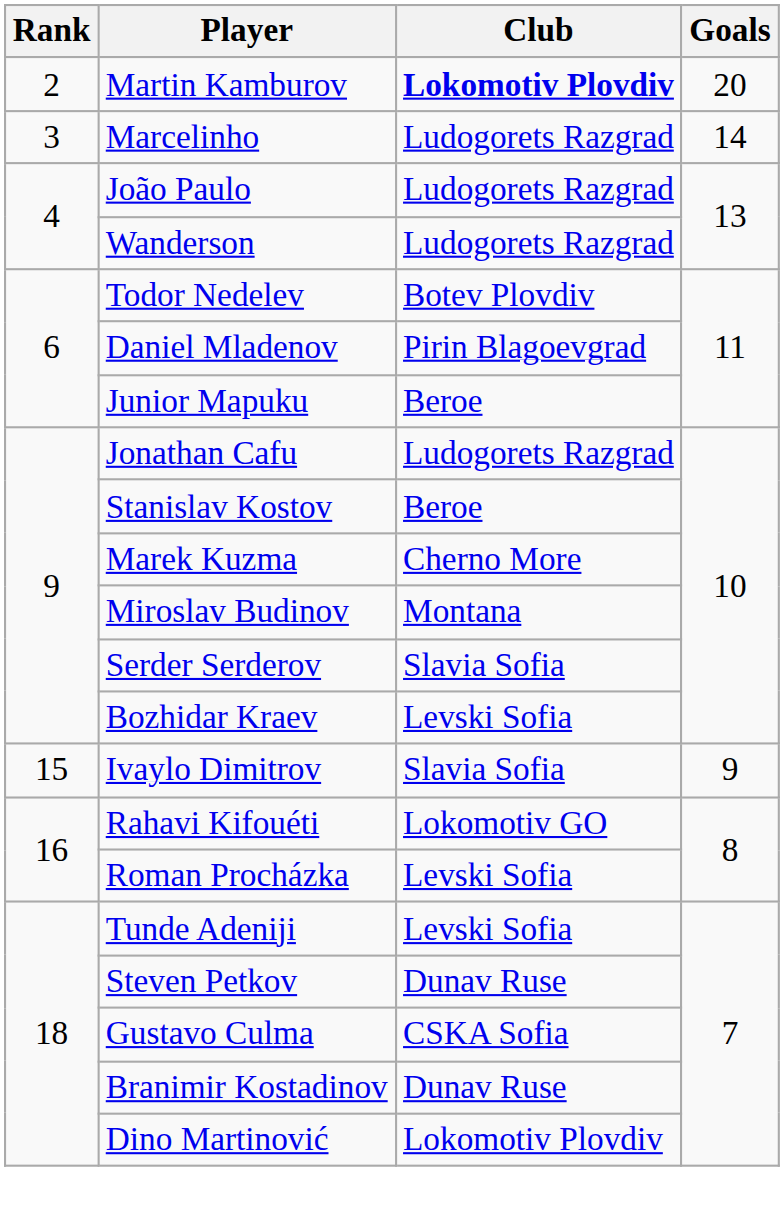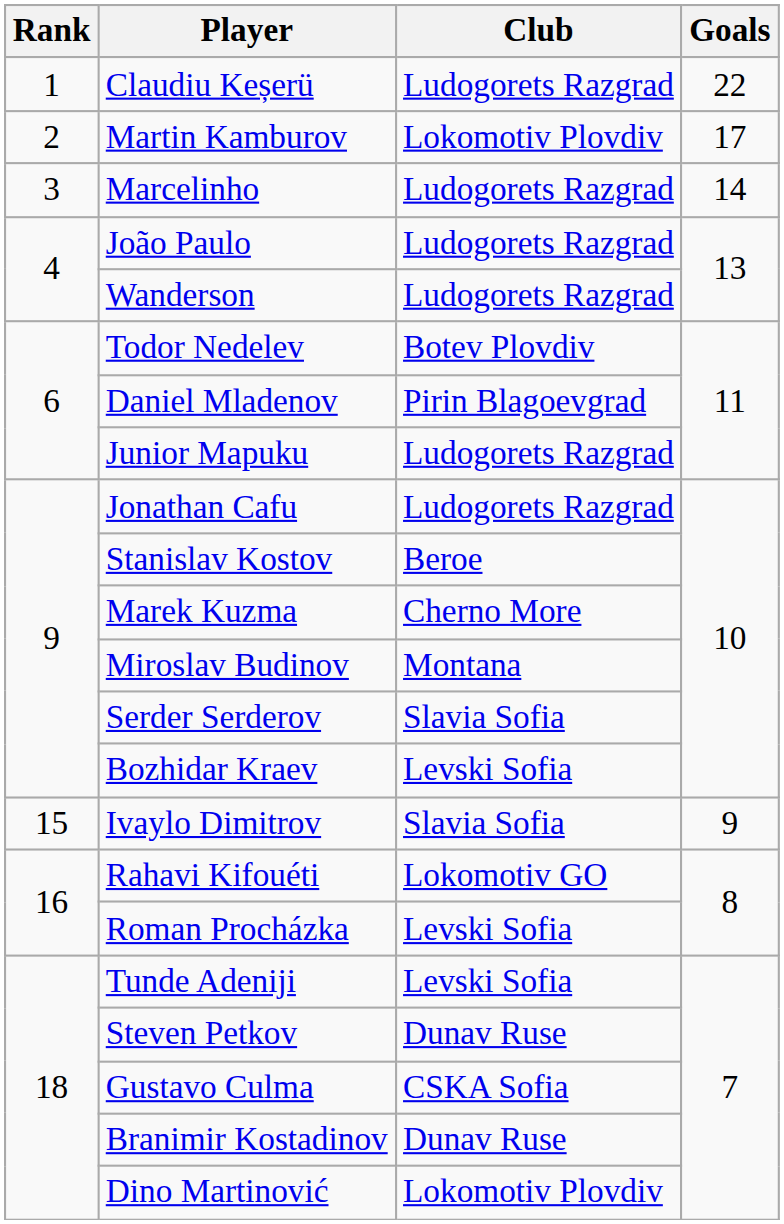+ row: (210, 83)
(538, 83) bold -> (533, 136) normal
(730, 83) 20 -> (730, 136) 17
(443, 400) Beroe -> (538, 453) Ludogorets Razgrad
